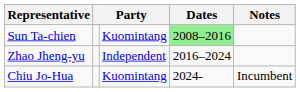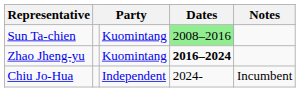(134, 55) Independent -> (134, 55) Kuomintang
(202, 55) normal -> (202, 55) bold
(134, 76) Kuomintang -> (134, 76) Independent
